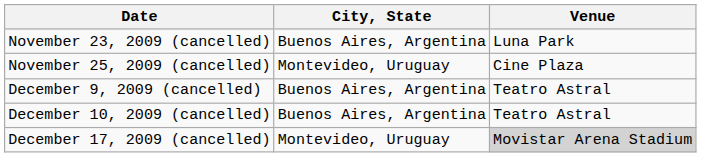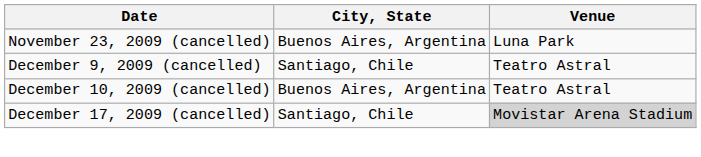- row: (139, 66)
(382, 91) Buenos Aires, Argentina -> (346, 66) Santiago, Chile
(364, 140) Montevideo, Uruguay -> (346, 115) Santiago, Chile
